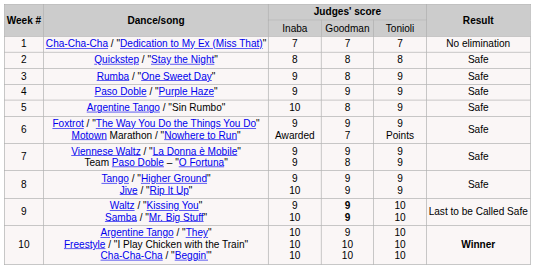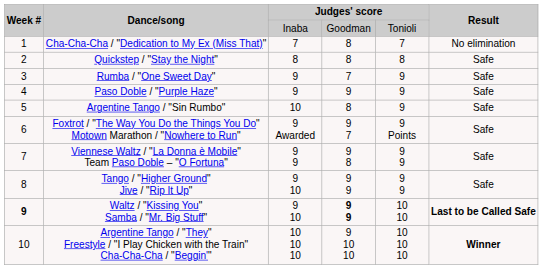(347, 44) 7 -> (349, 44) 8
(347, 76) 8 -> (349, 76) 7
(24, 212) normal -> (24, 212) bold
(478, 212) normal -> (483, 212) bold
